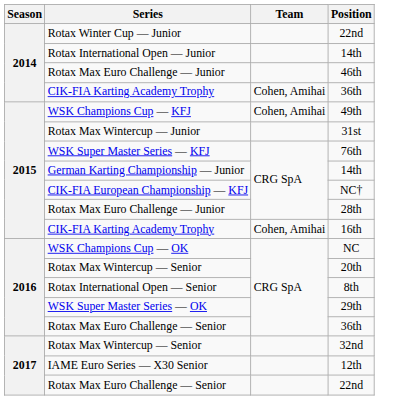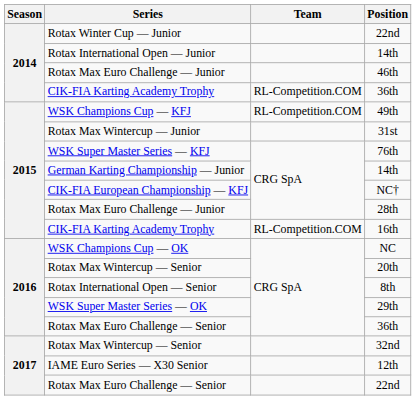(289, 91) Cohen, Amihai -> (308, 91) RL-Competition.COM
(289, 111) Cohen, Amihai -> (308, 111) RL-Competition.COM
(289, 228) Cohen, Amihai -> (308, 228) RL-Competition.COM
